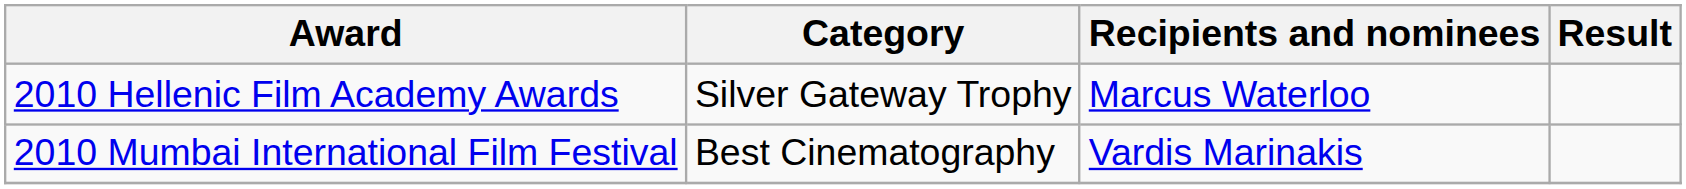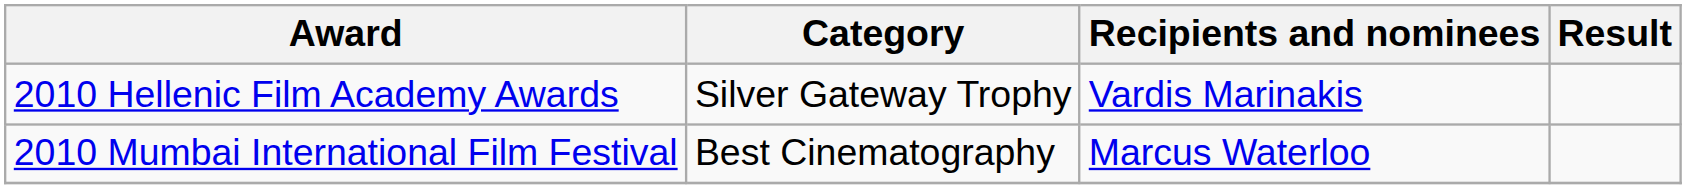(1230, 93) Marcus Waterloo -> (1226, 93) Vardis Marinakis
(1226, 152) Vardis Marinakis -> (1230, 152) Marcus Waterloo
